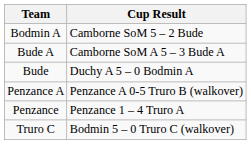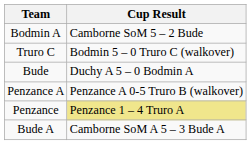rows swapped: (36, 52) <-> (36, 129)
(127, 110) no background -> (127, 110) khaki background
